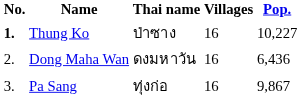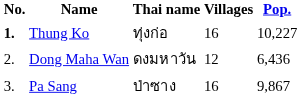(154, 32) ป่าซาง -> (151, 32) ทุ่งก่อ
(211, 59) 16 -> (211, 59) 12
(151, 86) ทุ่งก่อ -> (154, 86) ป่าซาง
